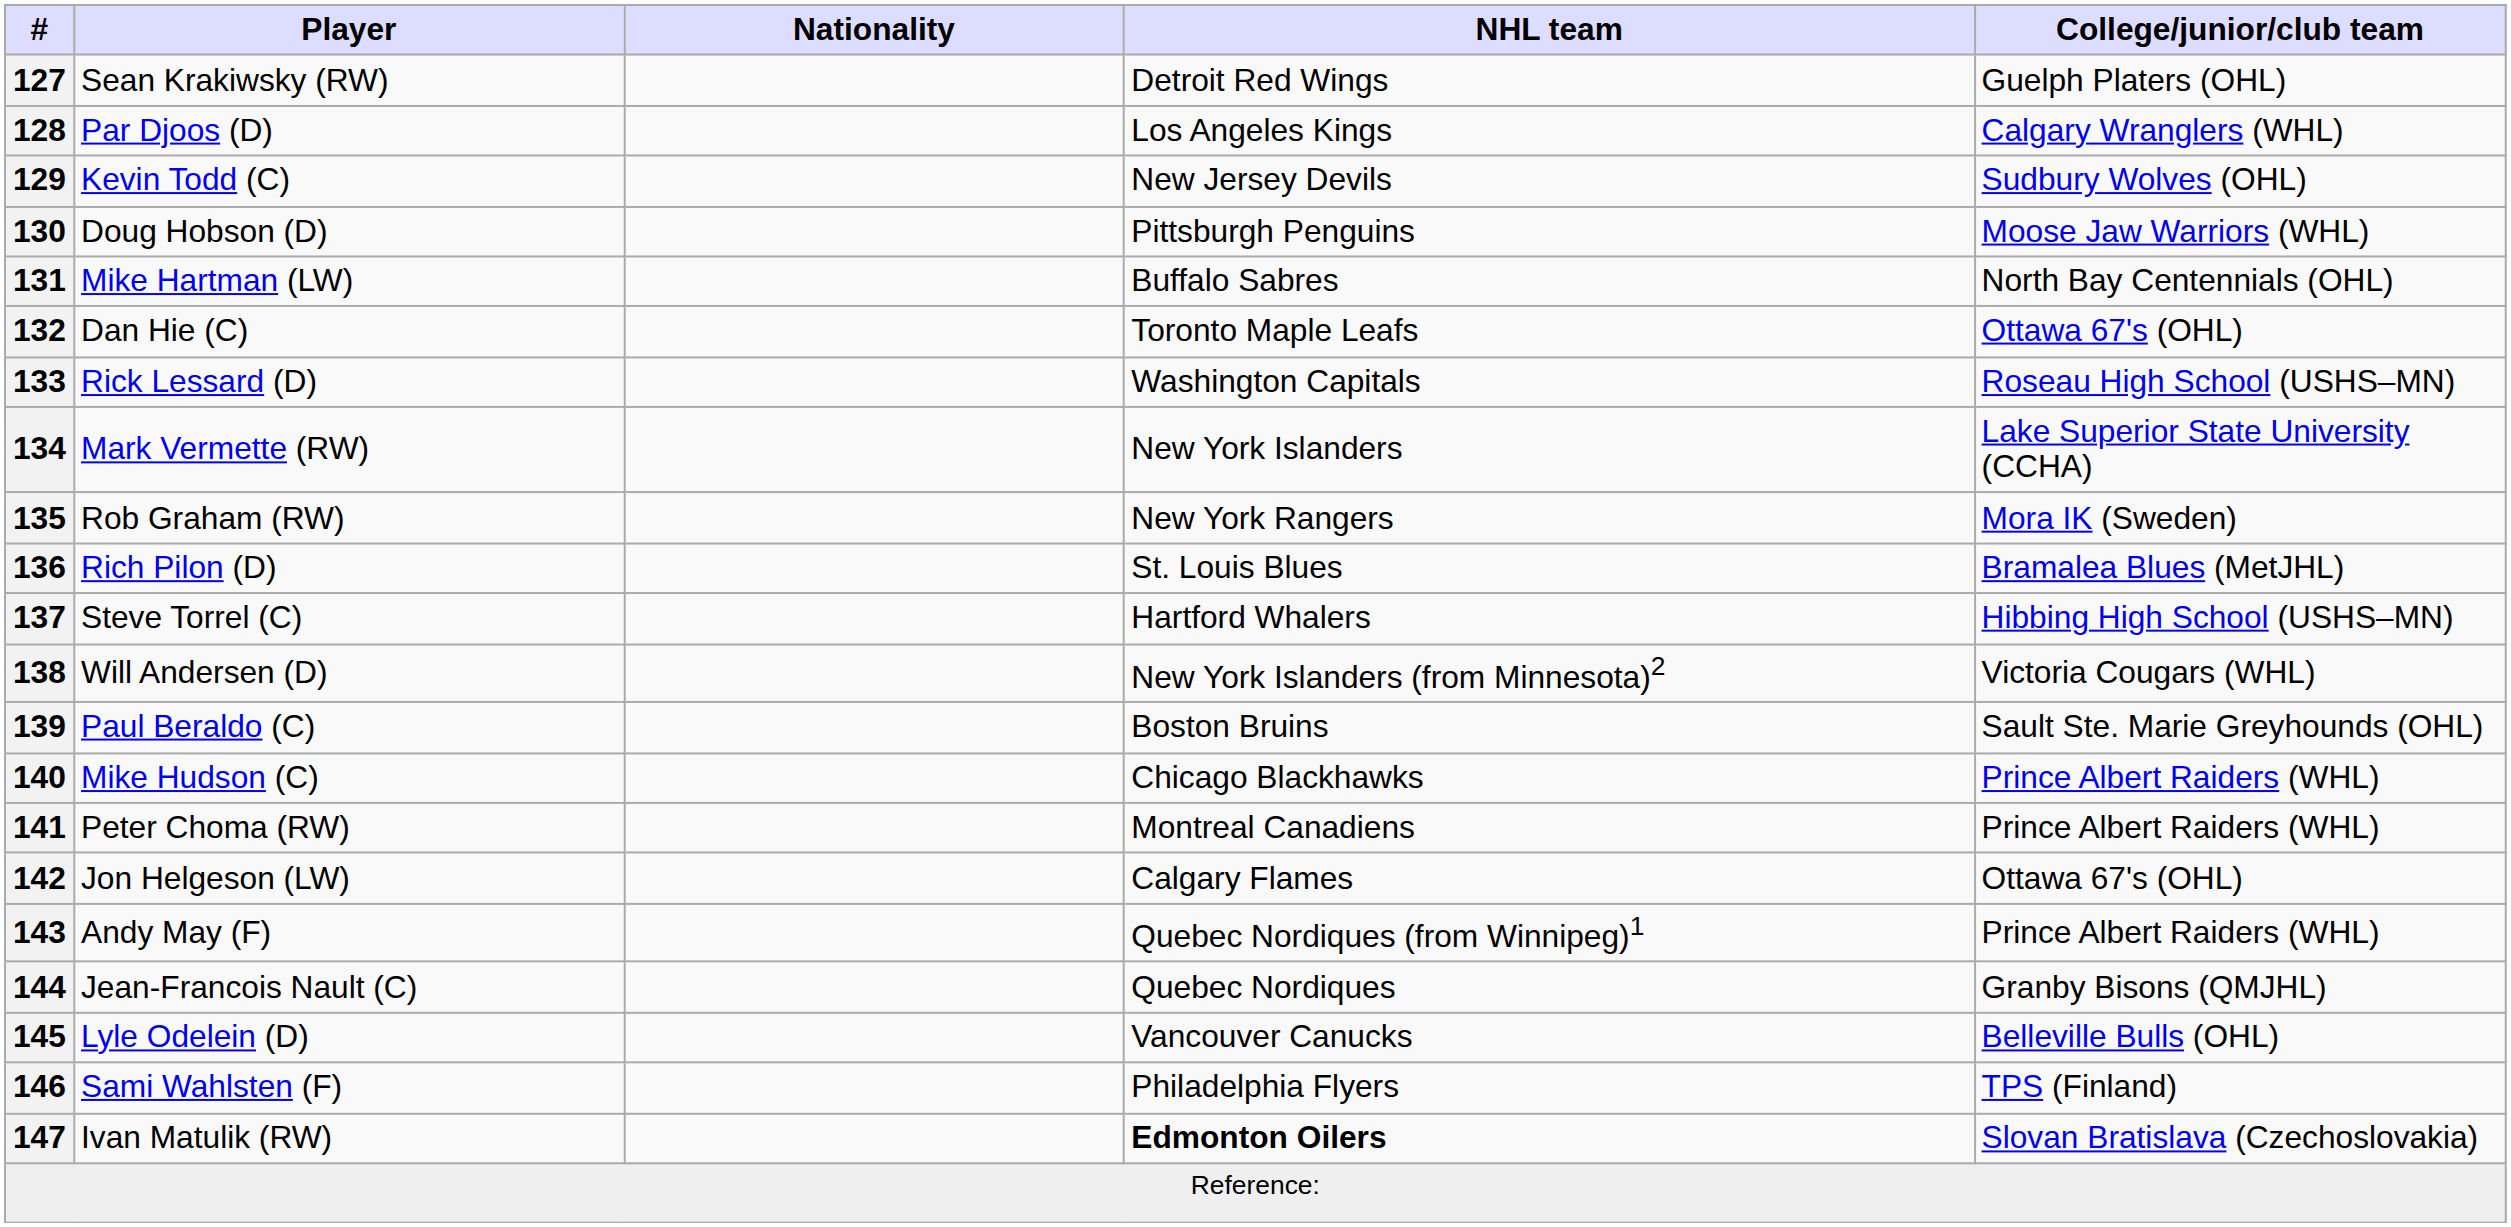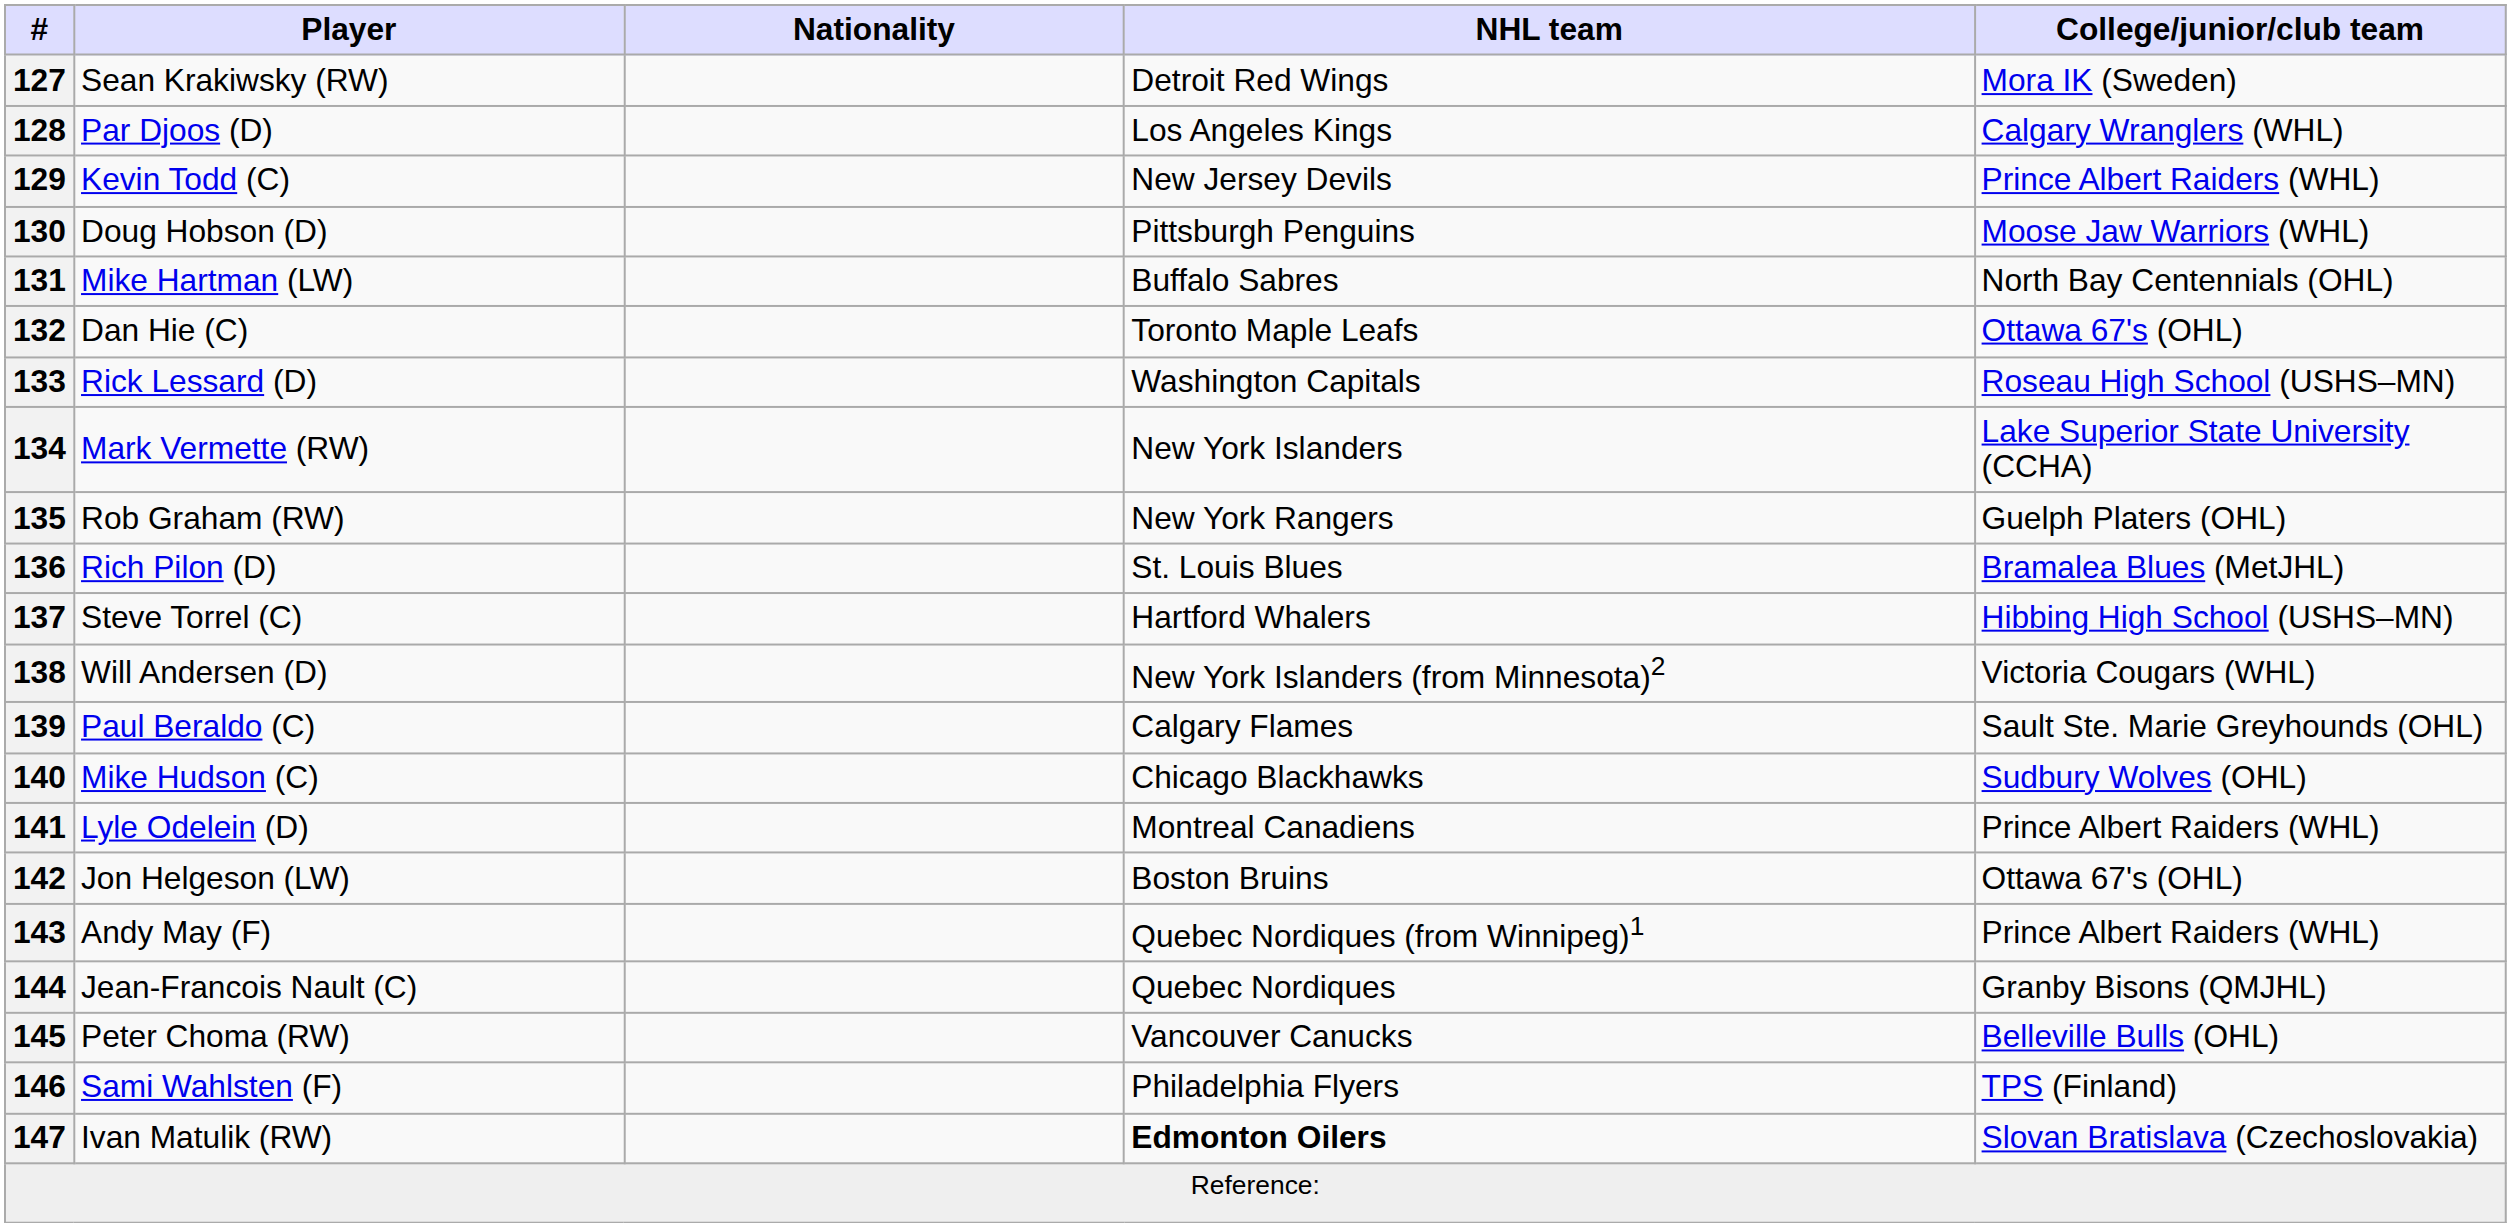(2134, 79) Guelph Platers (OHL) -> (2109, 79) Mora IK (Sweden)
(2144, 180) Sudbury Wolves (OHL) -> (2181, 180) Prince Albert Raiders (WHL)
(2109, 517) Mora IK (Sweden) -> (2134, 517) Guelph Platers (OHL)
(1230, 726) Boston Bruins -> (1242, 726) Calgary Flames
(2181, 777) Prince Albert Raiders (WHL) -> (2144, 777) Sudbury Wolves (OHL)
(215, 827) Peter Choma (RW) -> (195, 827) Lyle Odelein (D)
(1242, 877) Calgary Flames -> (1230, 877) Boston Bruins
(195, 1037) Lyle Odelein (D) -> (215, 1037) Peter Choma (RW)
